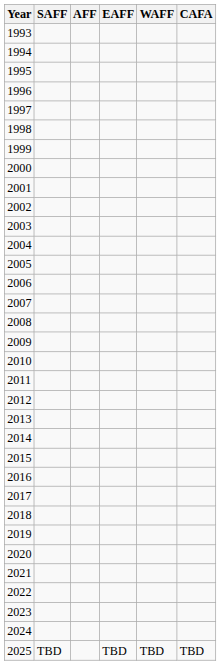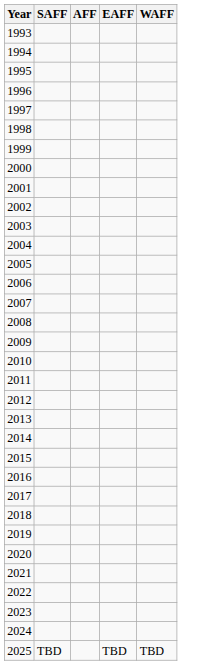- column: (196, 14)
